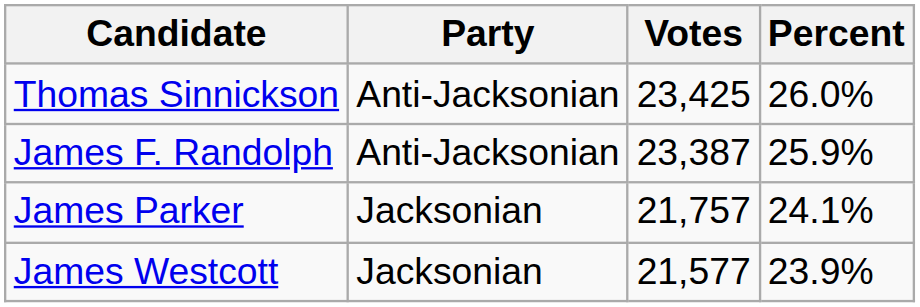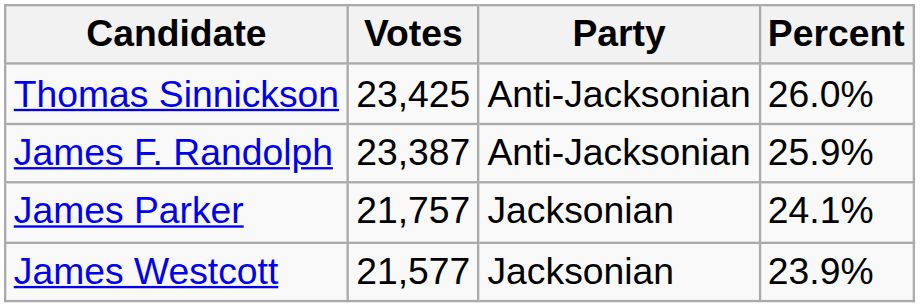columns swapped: (488, 34) <-> (694, 34)
